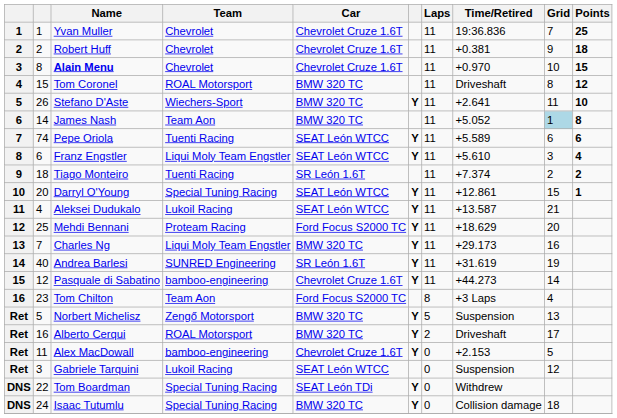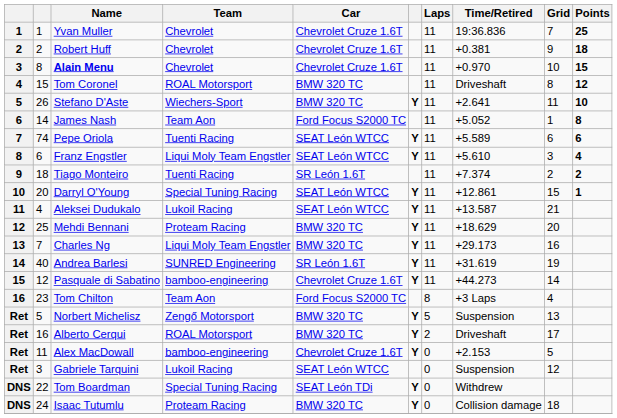(329, 120) BMW 320 TC -> (351, 120) Ford Focus S2000 TC
(550, 120) lightblue background -> (550, 120) no background
(351, 227) Ford Focus S2000 TC -> (329, 227) BMW 320 TC
(221, 405) Special Tuning Racing -> (205, 405) Proteam Racing
